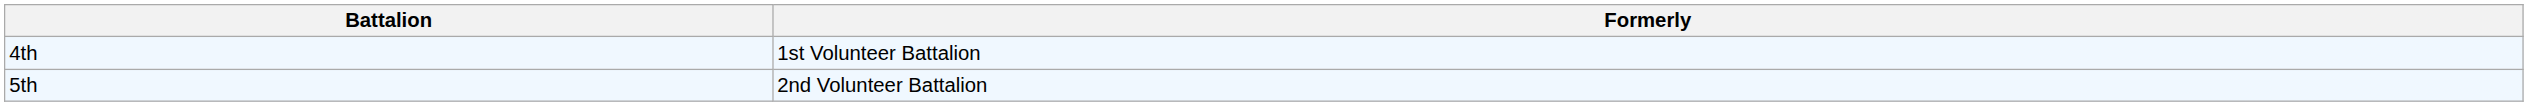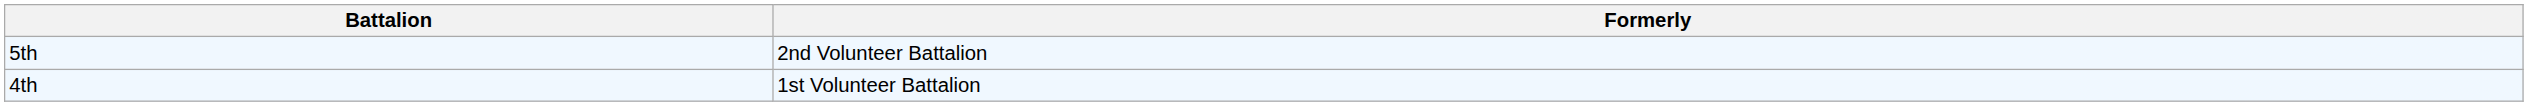rows swapped: (23, 52) <-> (23, 85)
